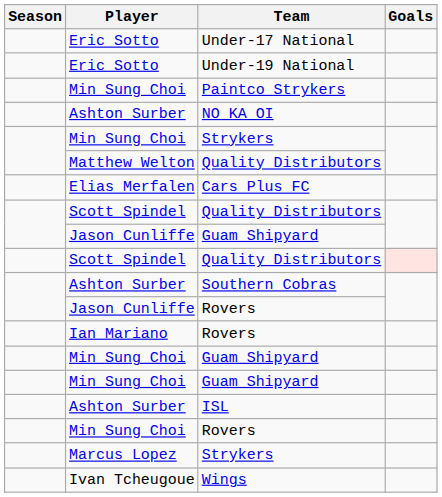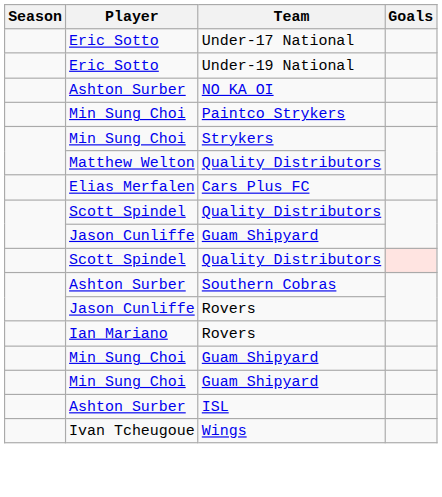rows swapped: (127, 114) <-> (127, 90)
- row: (127, 431)
- row: (123, 455)
